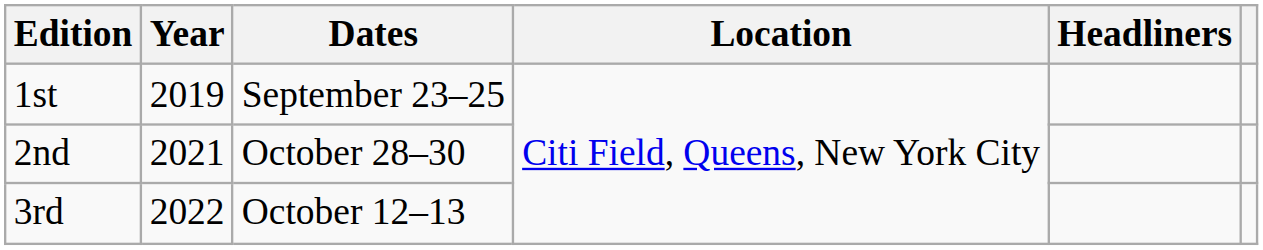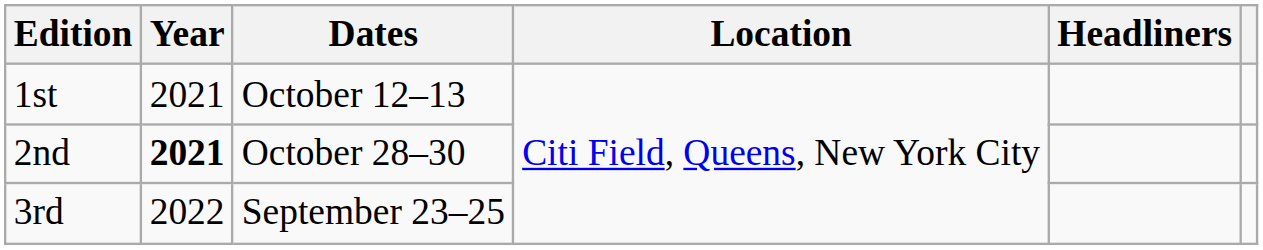(187, 93) 2019 -> (187, 93) 2021
(373, 93) September 23–25 -> (354, 93) October 12–13
(187, 152) normal -> (187, 152) bold
(354, 212) October 12–13 -> (373, 212) September 23–25
